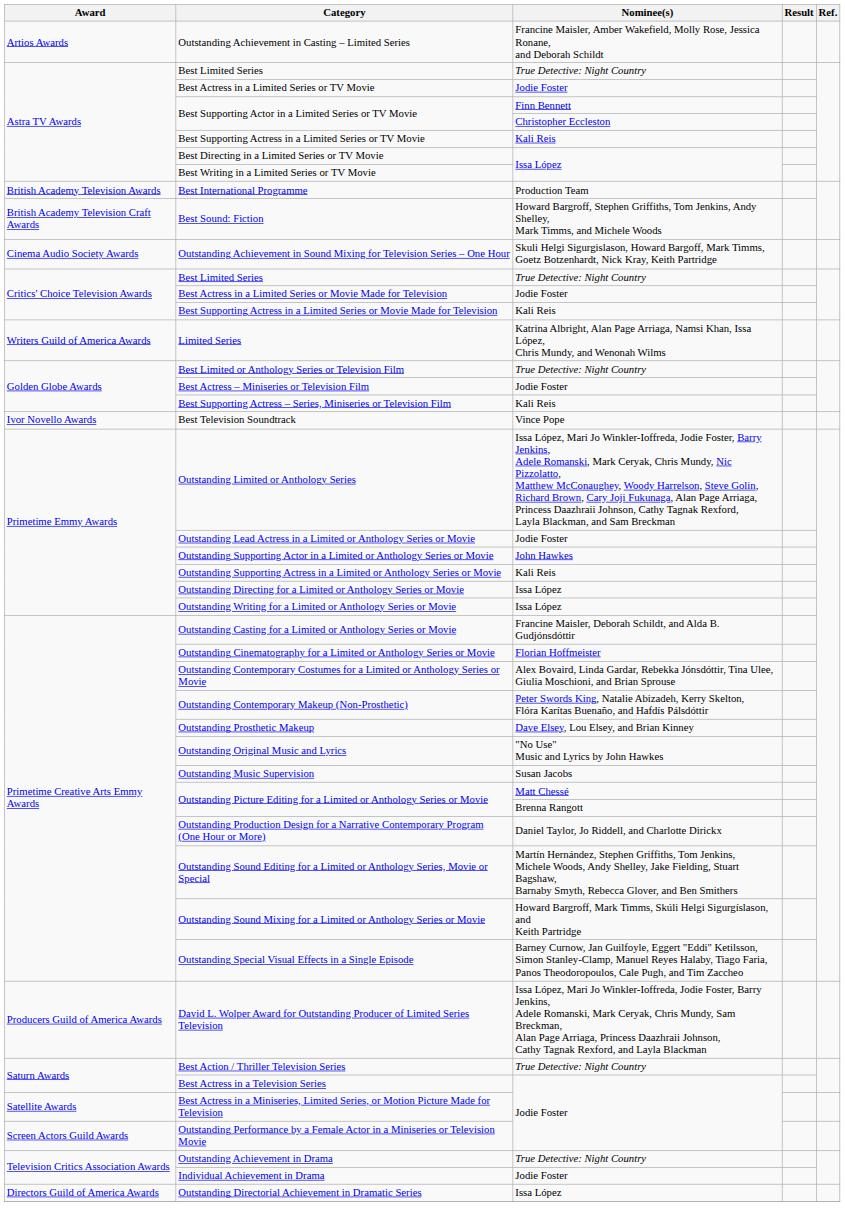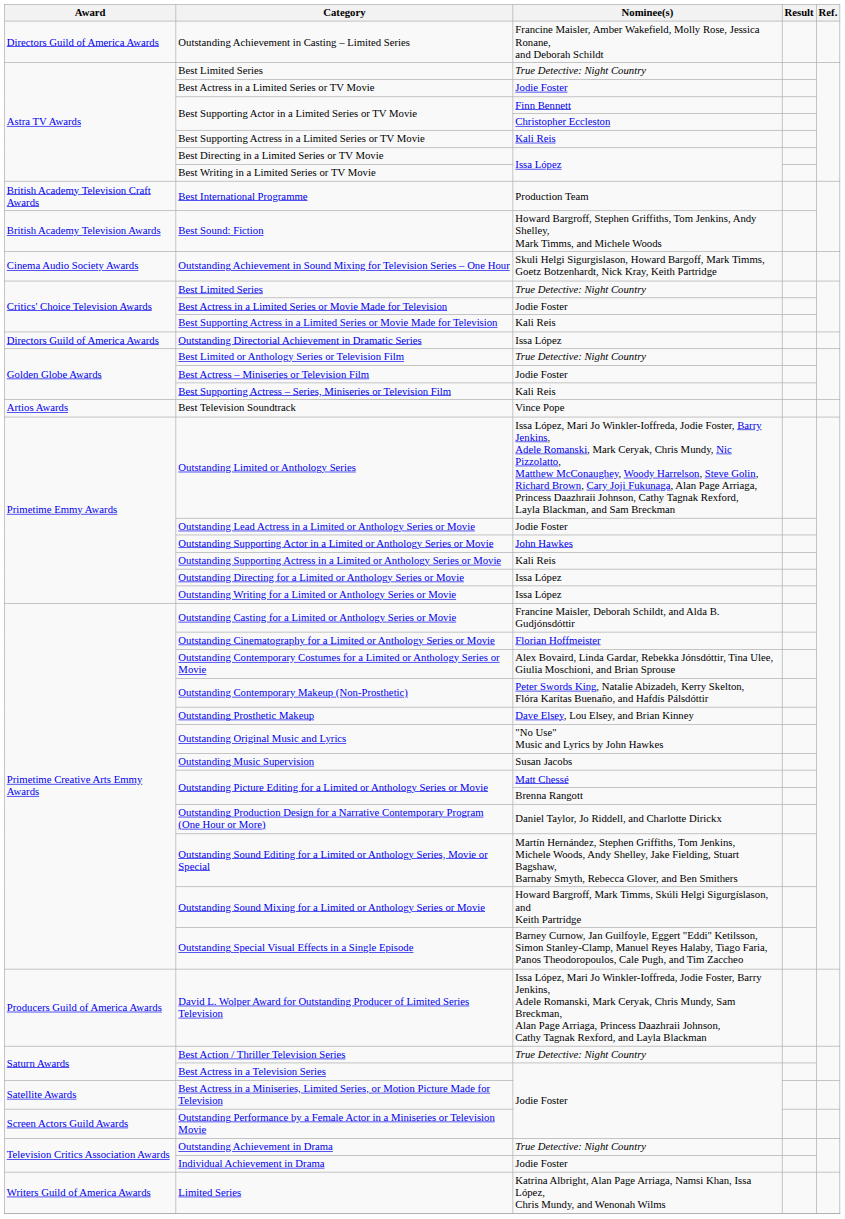(37, 42) Artios Awards -> (83, 42) Directors Guild of America Awards
(84, 190) British Academy Television Awards -> (79, 196) British Academy Television Craft Awards
(79, 219) British Academy Television Craft Awards -> (84, 231) British Academy Television Awards
rows swapped: (300, 1193) <-> (210, 340)
(52, 420) Ivor Novello Awards -> (37, 408) Artios Awards
